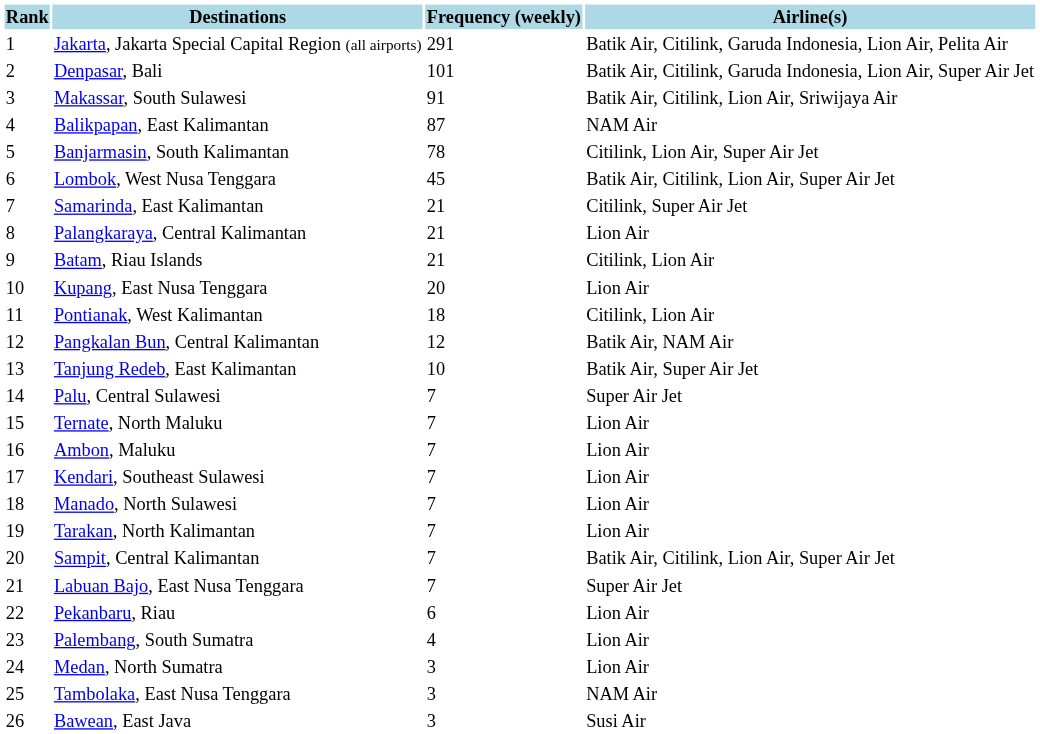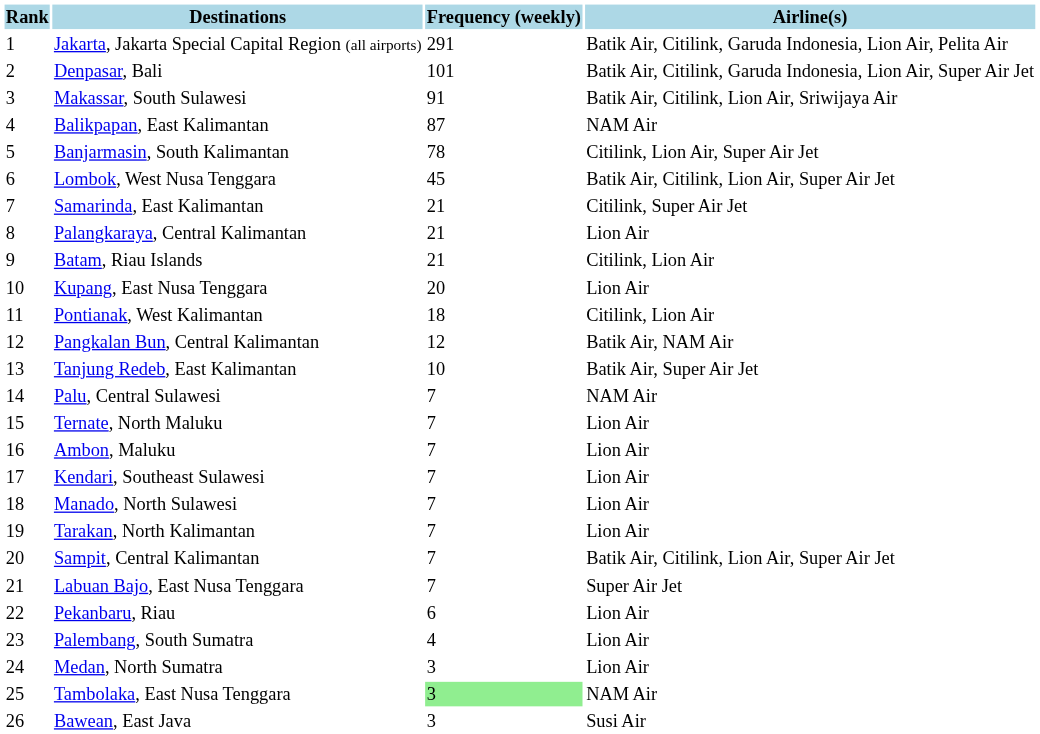(634, 395) Super Air Jet -> (622, 395) NAM Air
(431, 693) no background -> (431, 693) lightgreen background
